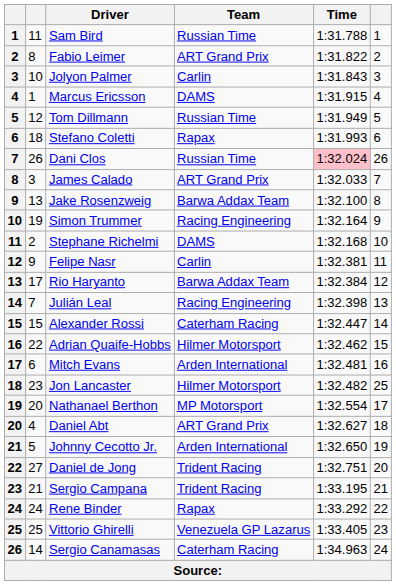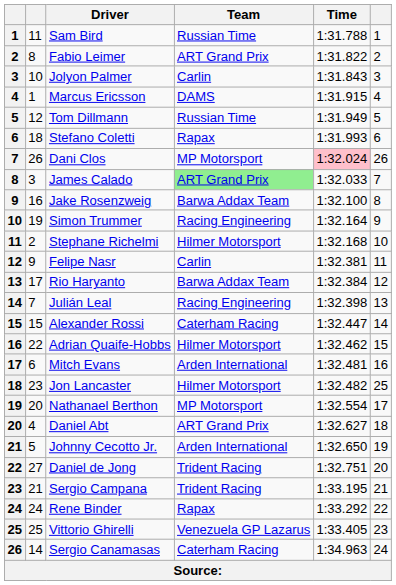(217, 158) Russian Time -> (220, 158) MP Motorsport
(223, 179) no background -> (223, 179) lightgreen background
(36, 200) 13 -> (36, 200) 16
(196, 241) DAMS -> (229, 241) Hilmer Motorsport
